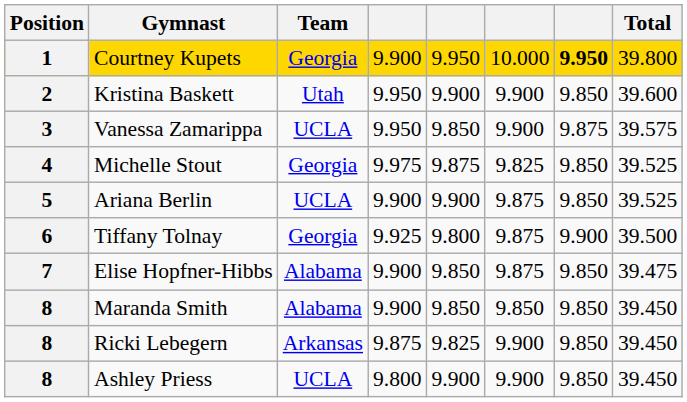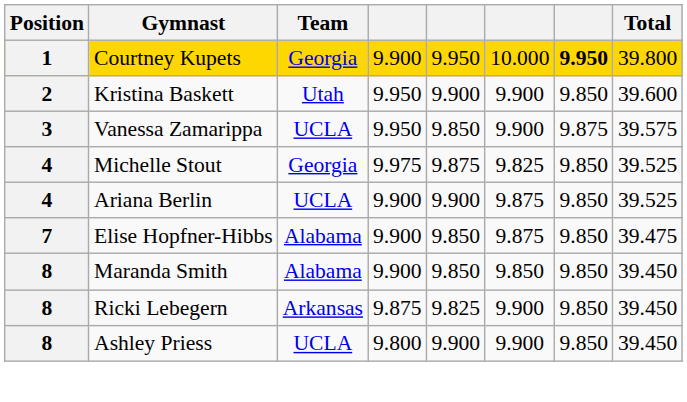(47, 200) 5 -> (47, 200) 4
- row: (158, 236)
